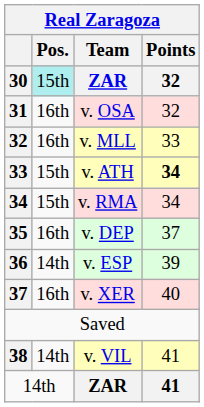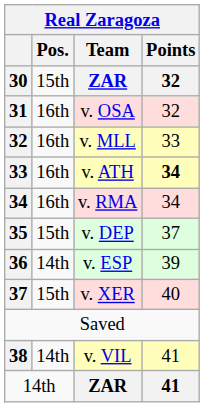(53, 80) paleturquoise background -> (53, 80) no background
(53, 171) 15th -> (53, 171) 16th
(53, 202) 15th -> (53, 202) 16th
(53, 232) 16th -> (53, 232) 15th
(53, 293) 16th -> (53, 293) 15th
